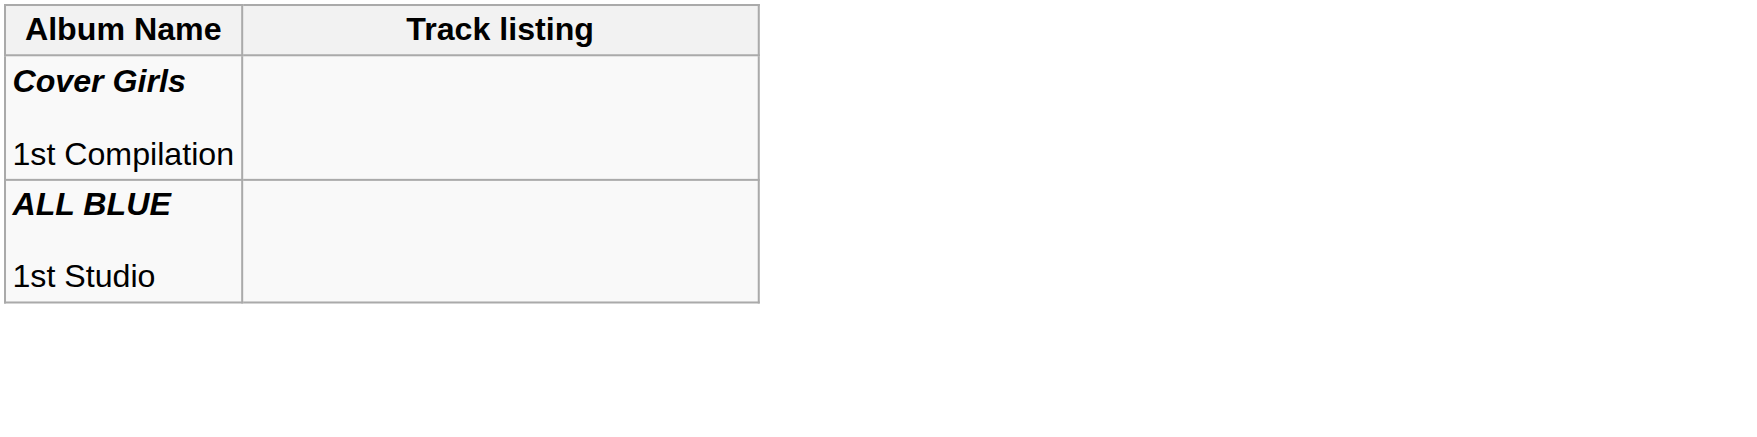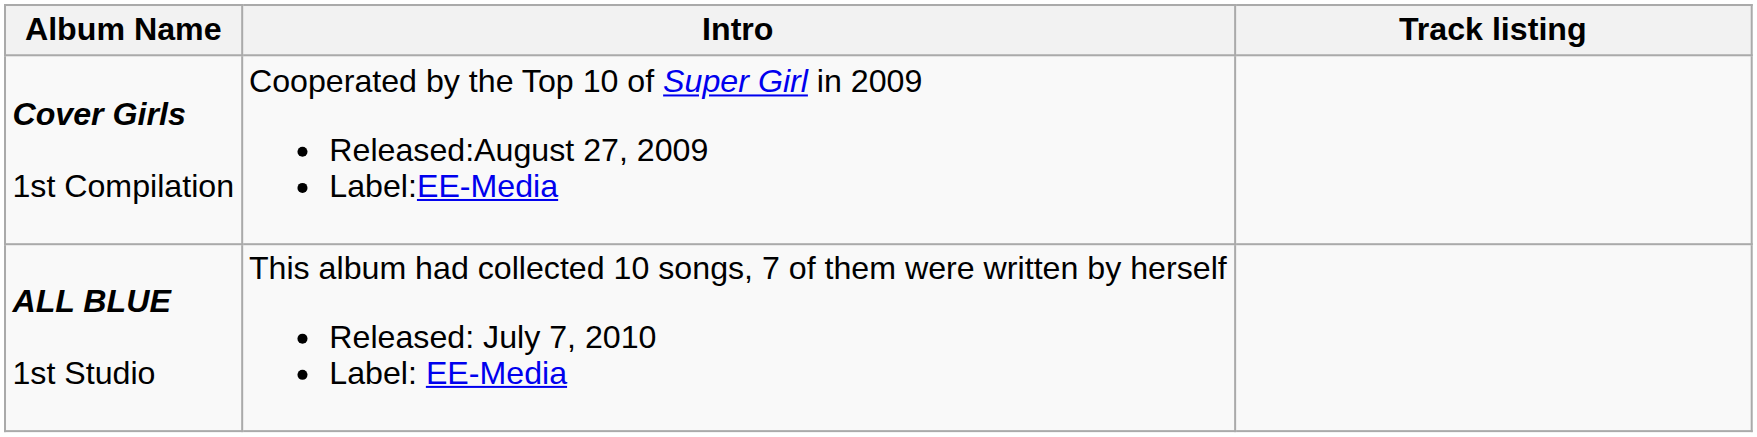+ column: (738, 30)
